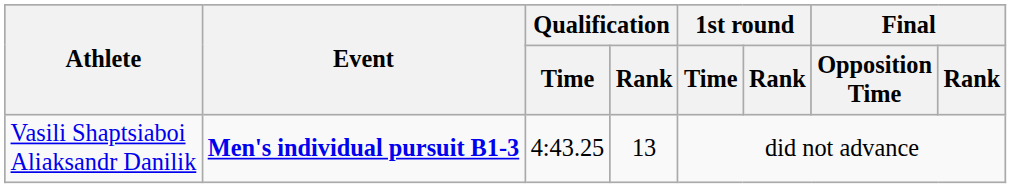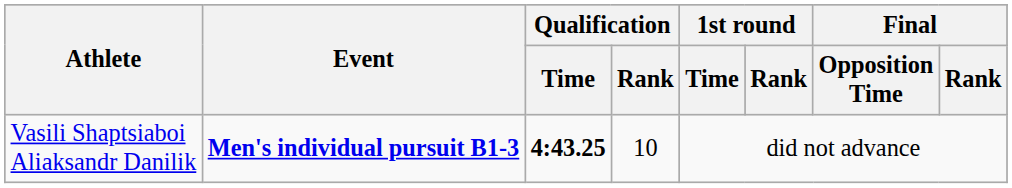(567, 148) normal -> (568, 148) bold
(644, 148) 13 -> (645, 148) 10
